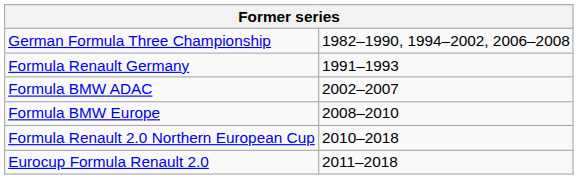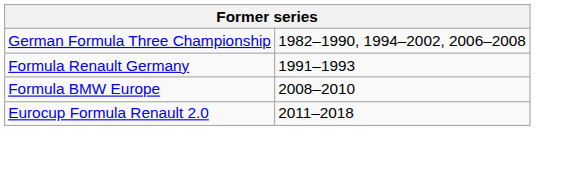- row: (80, 89)
- row: (161, 137)
